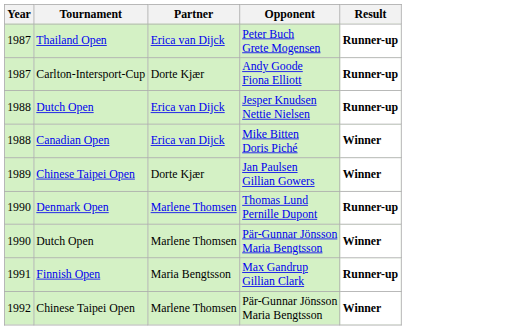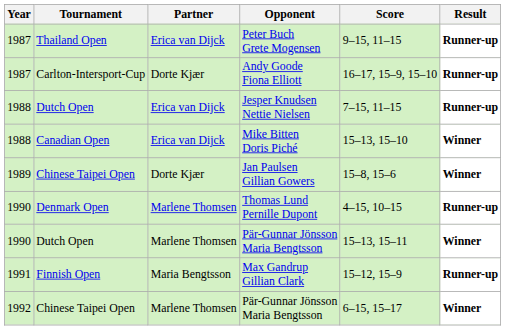+ column: (390, 14)
